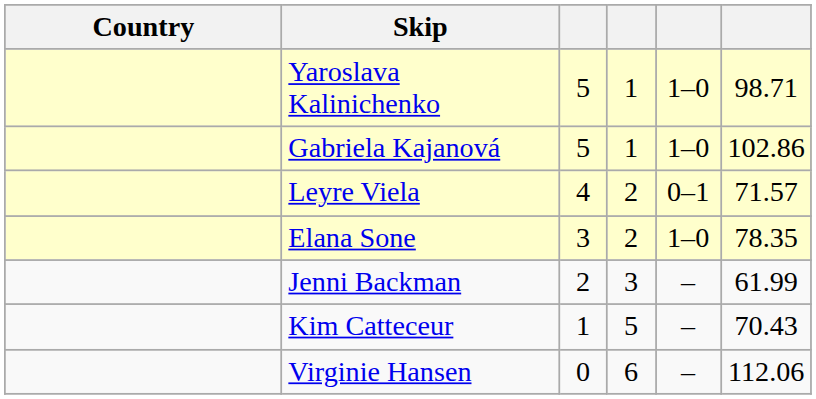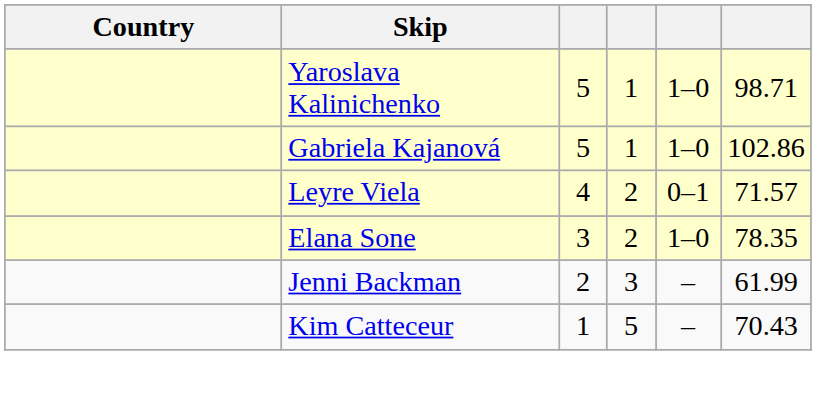- row: (380, 371)
